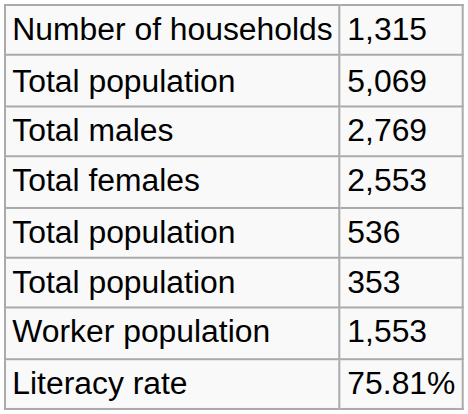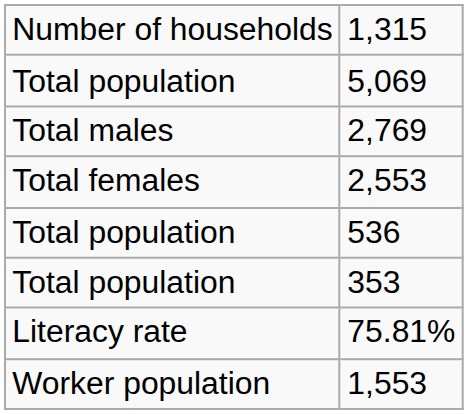rows swapped: (401, 383) <-> (387, 332)
